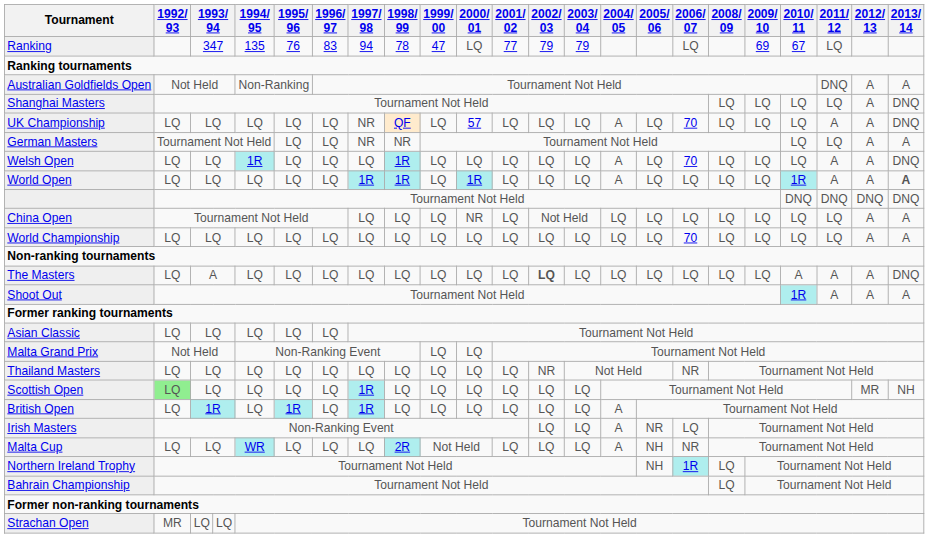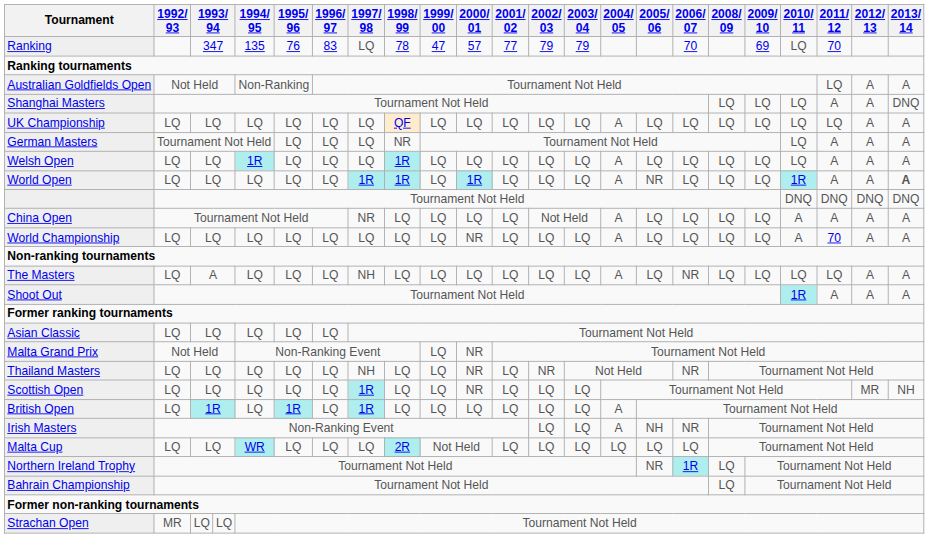(366, 46) 94 -> (366, 46) LQ
(474, 46) LQ -> (474, 46) 57
(691, 46) LQ -> (691, 46) 70
(799, 46) 67 -> (799, 46) LQ
(834, 46) LQ -> (834, 46) 70
(834, 84) DNQ -> (834, 84) LQ
(834, 103) LQ -> (834, 103) A
(366, 122) NR -> (366, 122) LQ
(474, 122) 57 -> (474, 122) LQ
(691, 122) 70 -> (691, 122) LQ
(834, 122) A -> (834, 122) LQ
(906, 122) DNQ -> (906, 122) A
(366, 141) NR -> (366, 141) LQ
(834, 141) LQ -> (834, 141) A
(691, 160) 70 -> (691, 160) LQ
(906, 160) DNQ -> (906, 160) A
(654, 180) LQ -> (654, 180) NR
(366, 218) LQ -> (366, 218) NR
(474, 218) NR -> (474, 218) LQ
(618, 218) LQ -> (618, 218) A
(799, 218) LQ -> (799, 218) A
(834, 218) LQ -> (834, 218) A
(474, 237) LQ -> (474, 237) NR
(618, 237) LQ -> (618, 237) A
(691, 237) 70 -> (691, 237) LQ
(799, 237) LQ -> (799, 237) A
(834, 237) LQ -> (834, 237) 70
(366, 275) LQ -> (366, 275) NH
(546, 275) bold -> (546, 275) normal
(618, 275) LQ -> (618, 275) A
(691, 275) LQ -> (691, 275) NR
(799, 275) A -> (799, 275) LQ
(834, 275) A -> (834, 275) LQ
(906, 275) DNQ -> (906, 275) A
(474, 351) LQ -> (474, 351) NR
(366, 370) LQ -> (366, 370) NH
(474, 370) LQ -> (474, 370) NR
(172, 389) lightgreen background -> (172, 389) no background
(474, 389) LQ -> (474, 389) NR
(654, 428) NR -> (654, 428) NH
(691, 428) LQ -> (691, 428) NR
(618, 447) A -> (618, 447) LQ
(654, 447) NH -> (654, 447) LQ
(691, 447) NR -> (691, 447) LQ
(654, 466) NH -> (654, 466) NR
